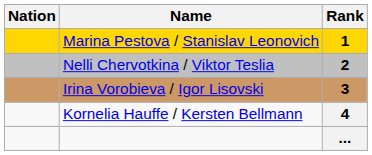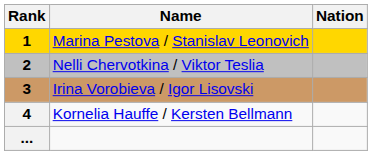columns swapped: (345, 16) <-> (32, 16)
